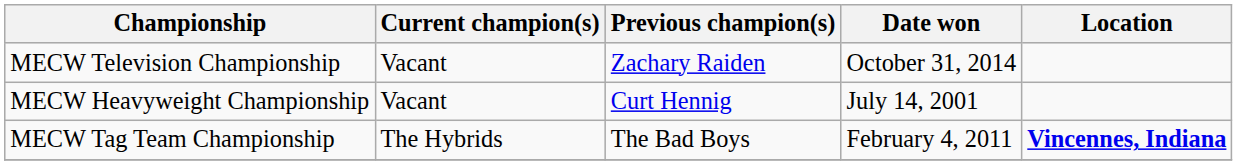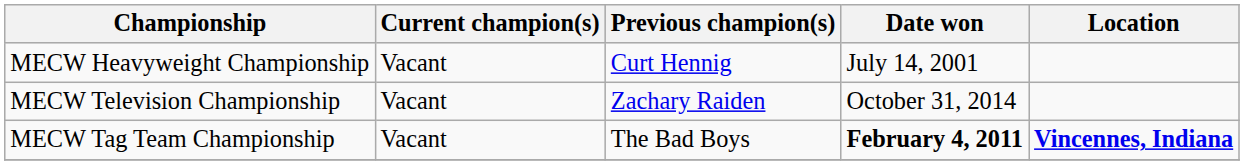rows swapped: (190, 100) <-> (175, 62)
(442, 139) The Hybrids -> (414, 139) Vacant
(930, 139) normal -> (935, 139) bold
